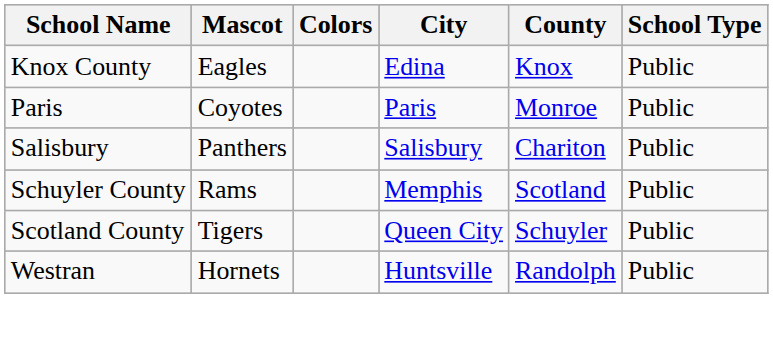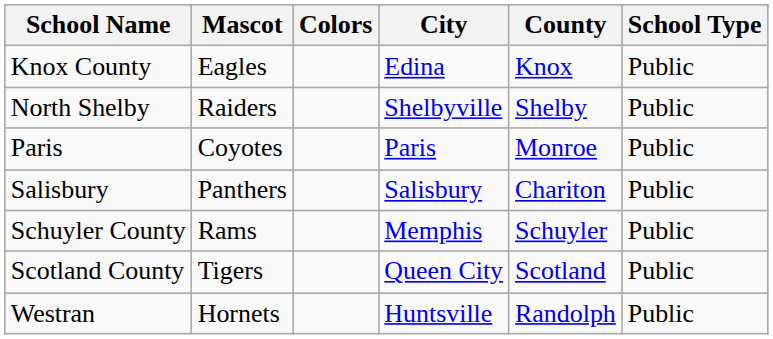+ row: (80, 107)
(560, 189) Scotland -> (561, 230) Schuyler
(561, 230) Schuyler -> (560, 271) Scotland
